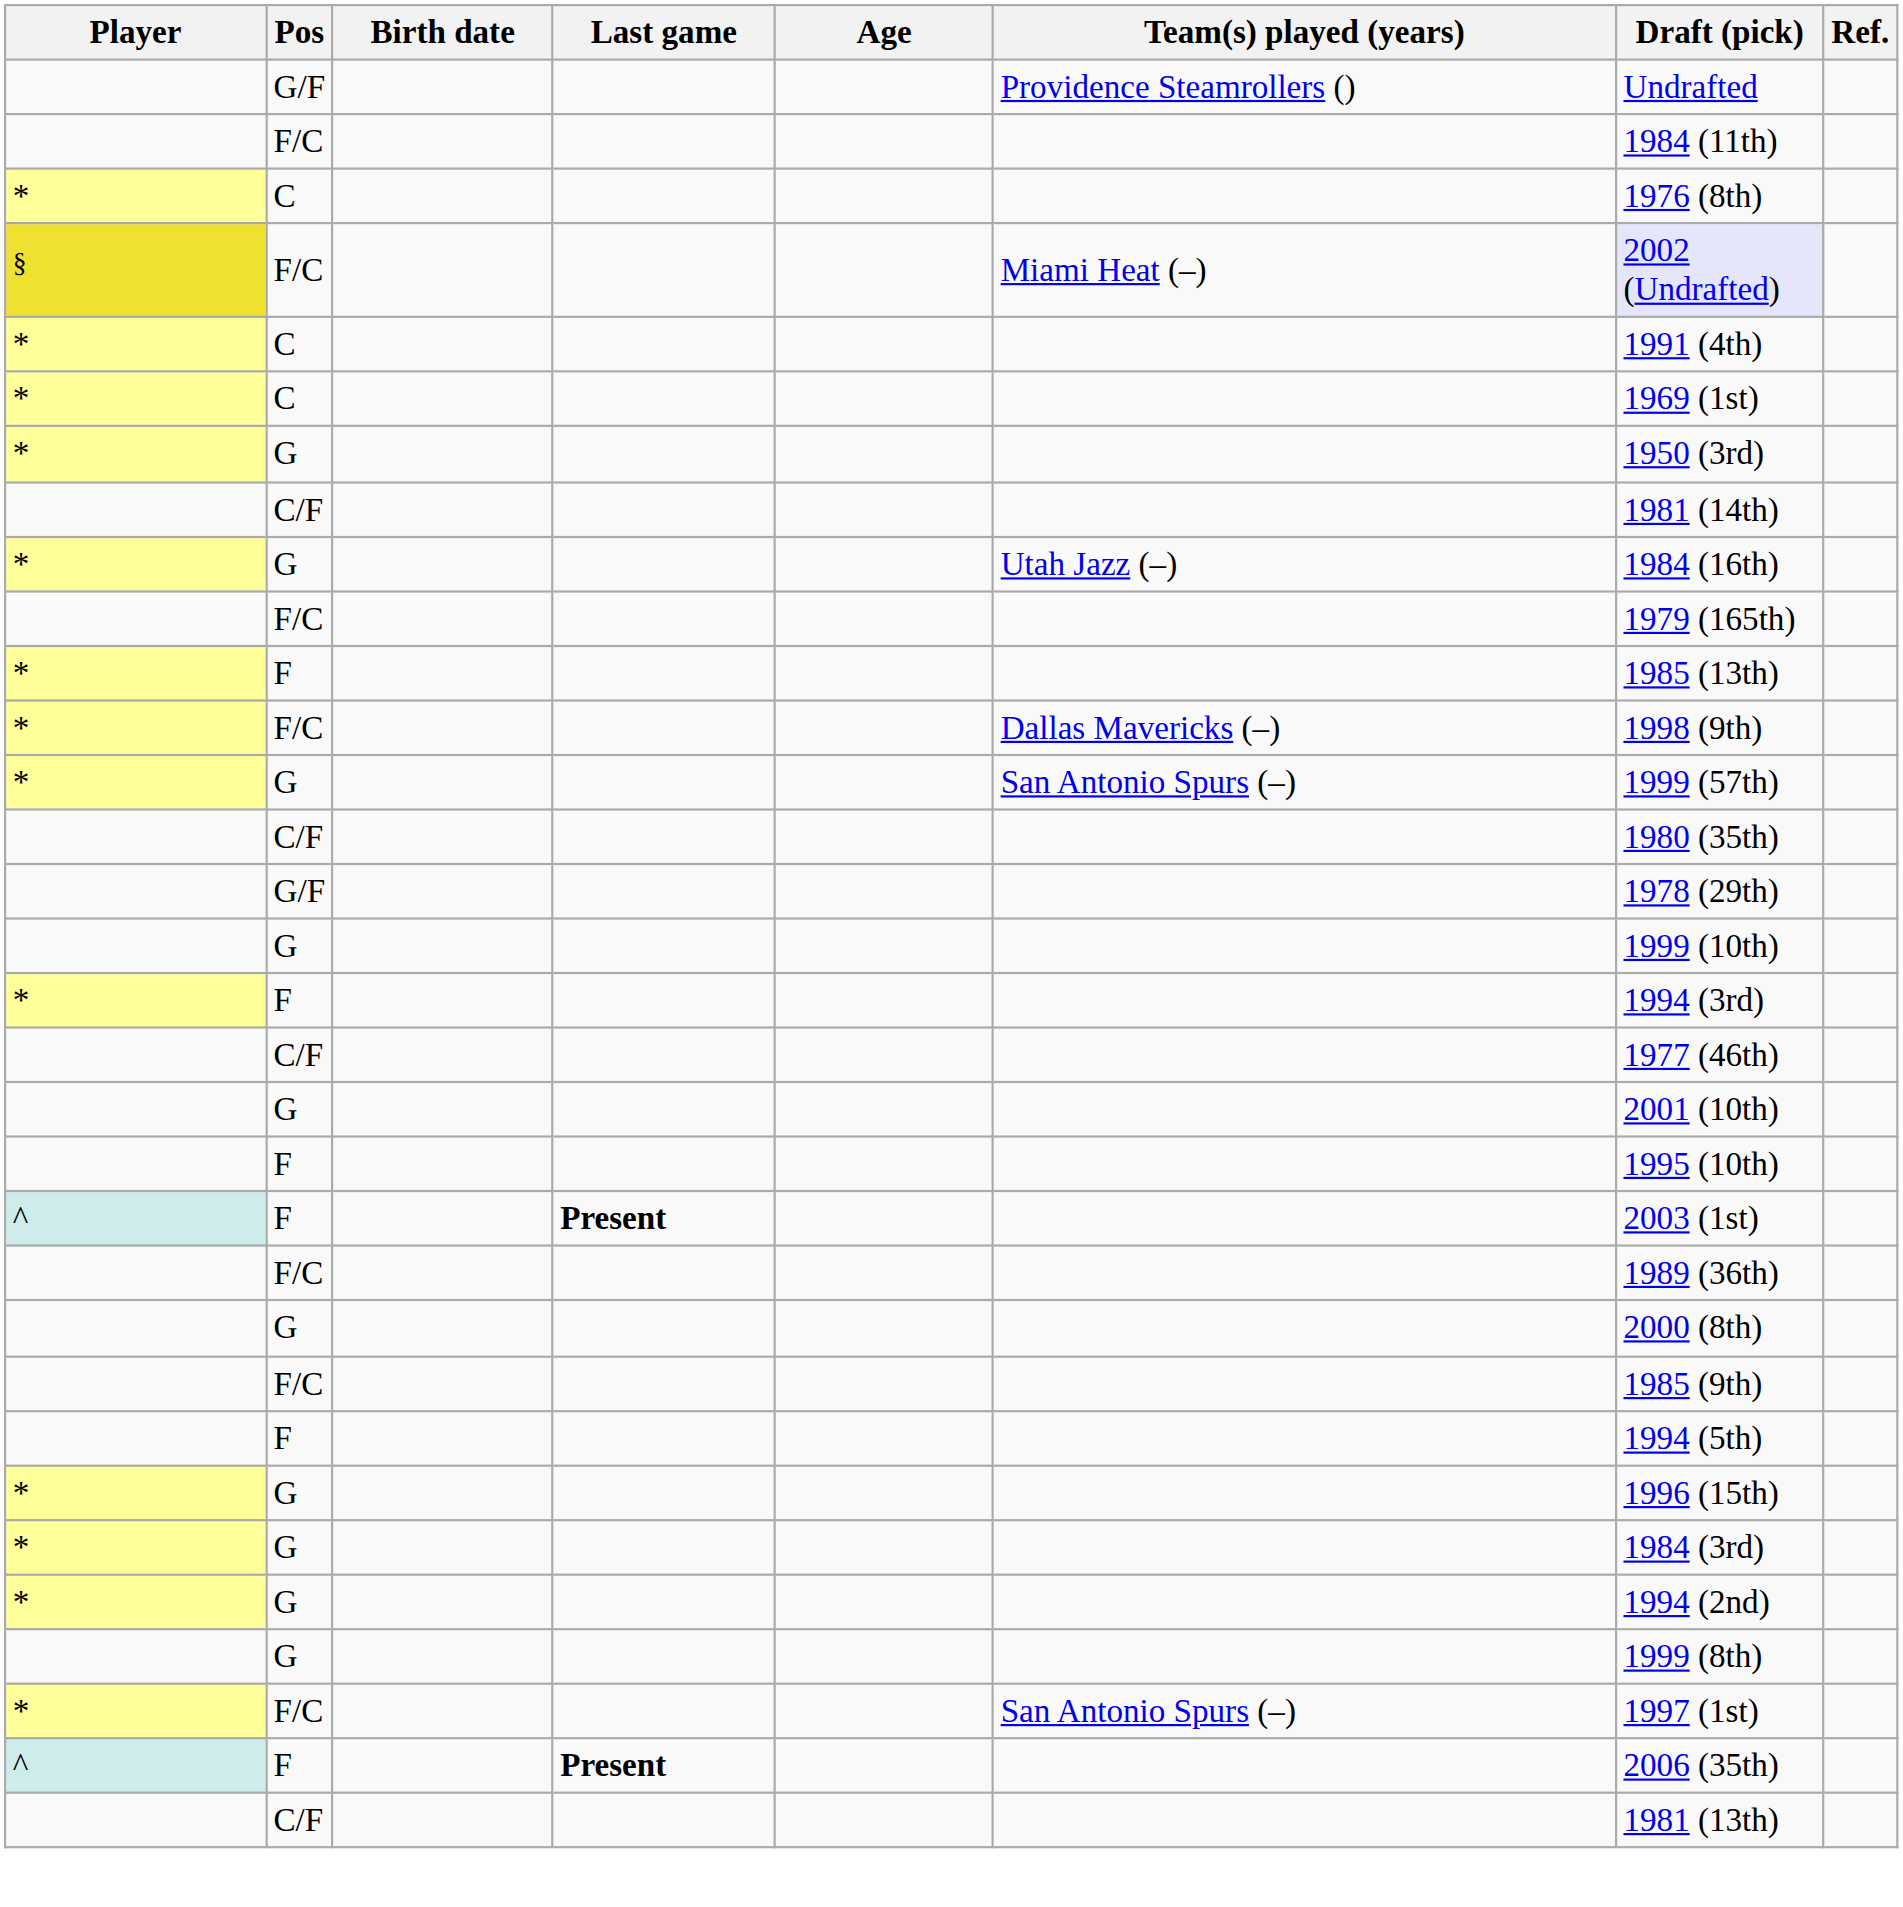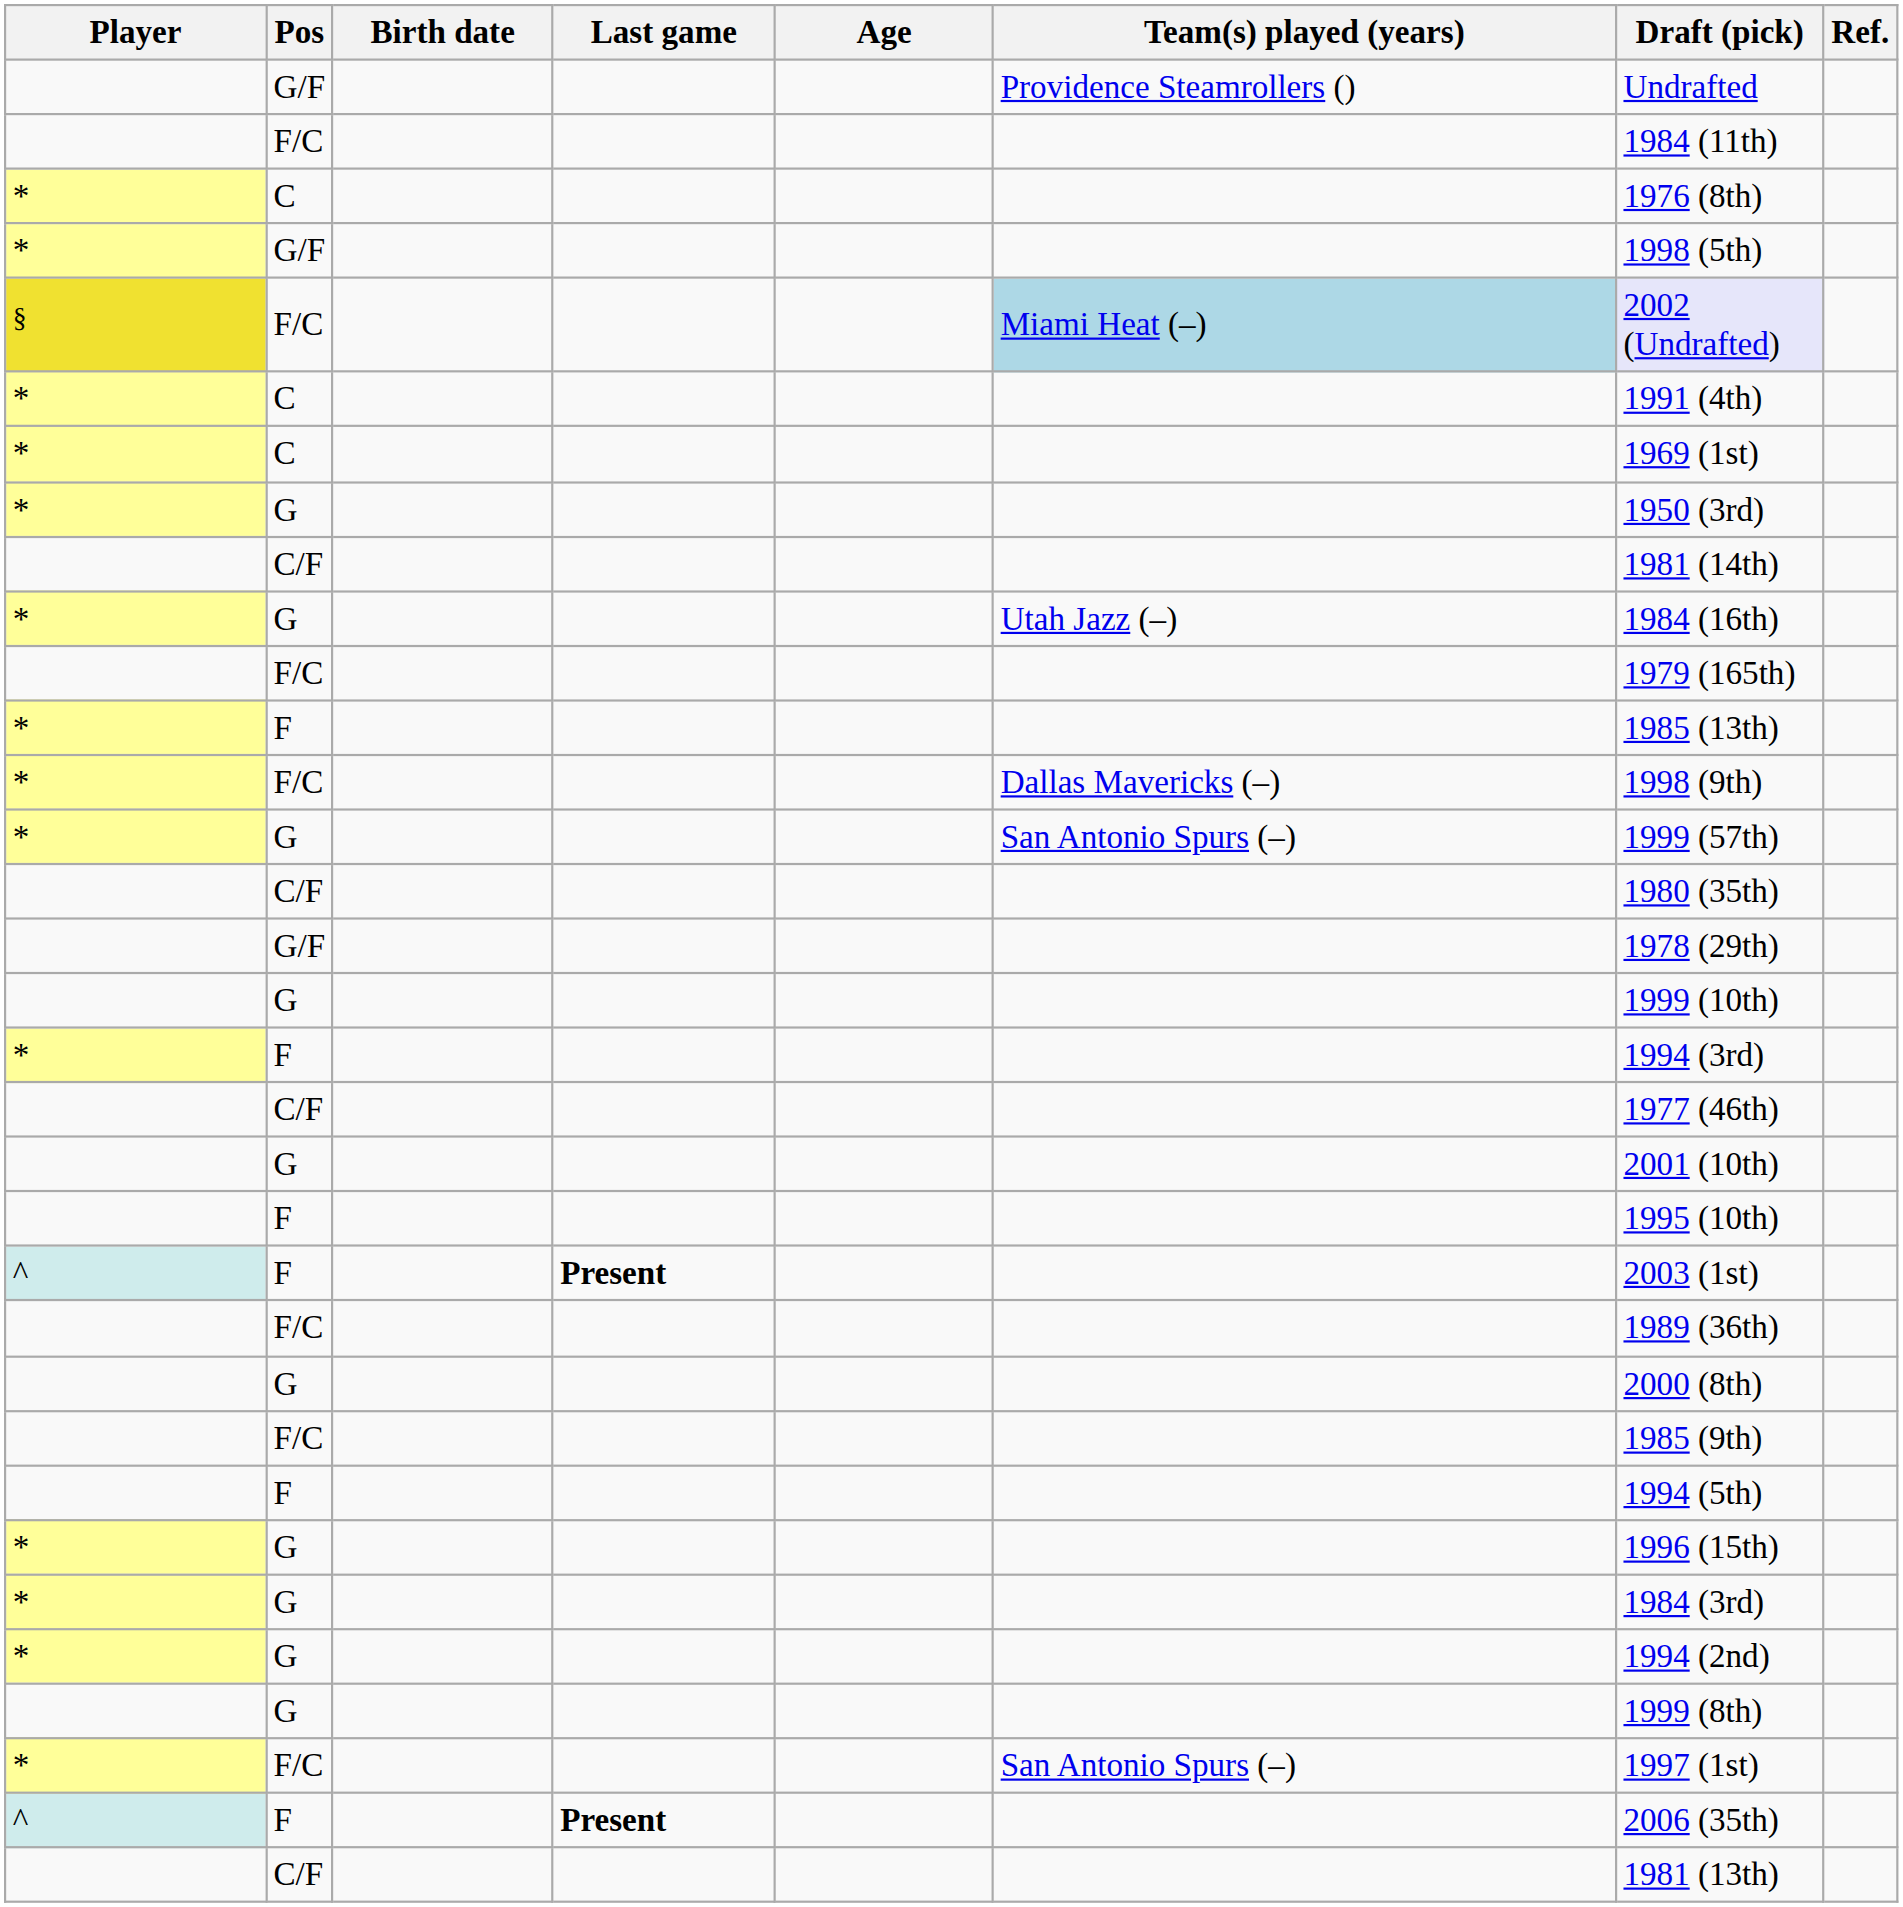+ row: (21, 250)
(1104, 270) no background -> (1104, 324) lightblue background
